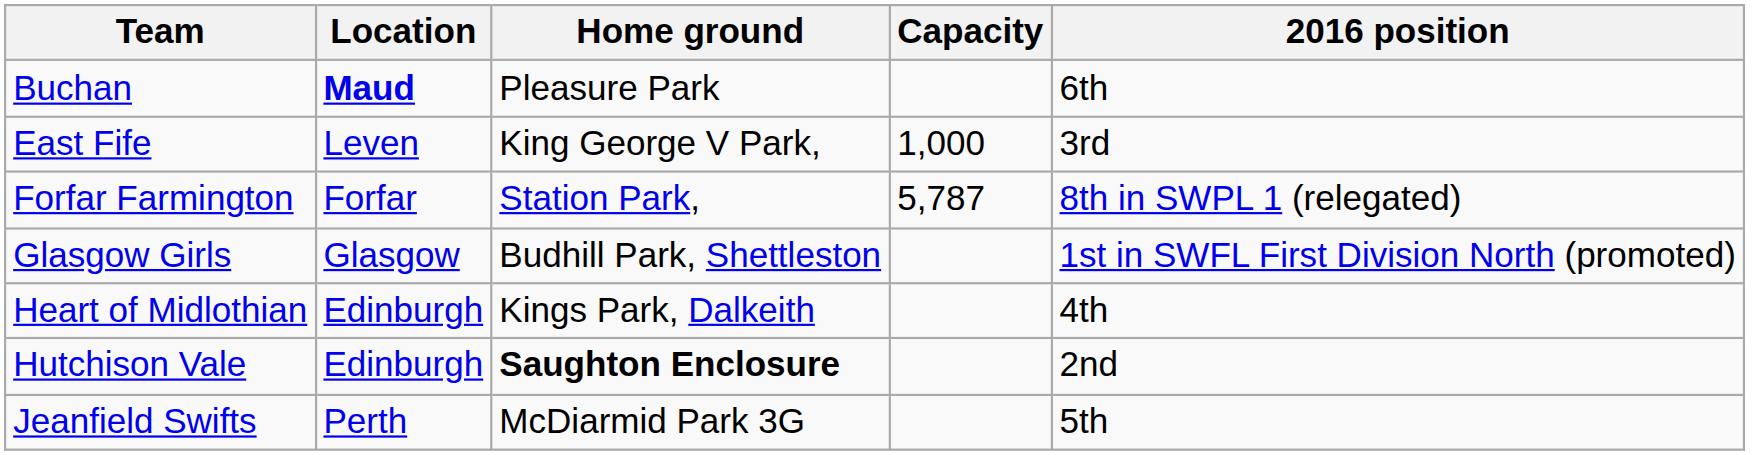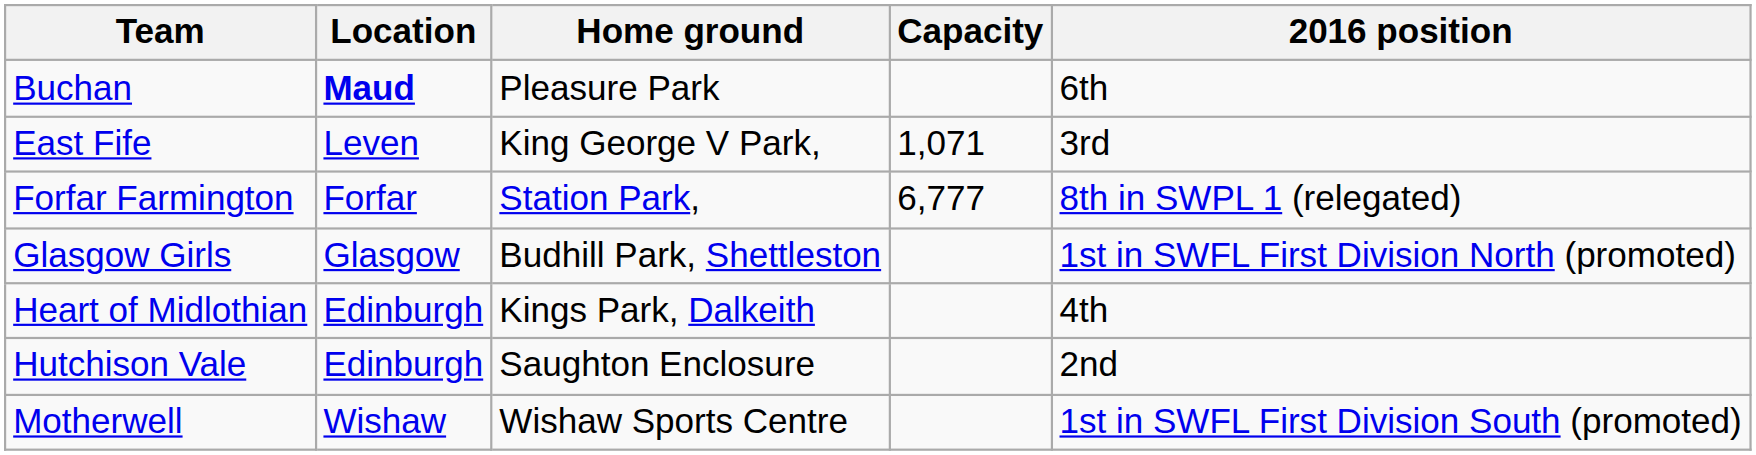(941, 143) 1,000 -> (941, 143) 1,071
(941, 198) 5,787 -> (941, 198) 6,777
(670, 365) bold -> (657, 365) normal
+ row: (98, 421)
- row: (135, 421)
